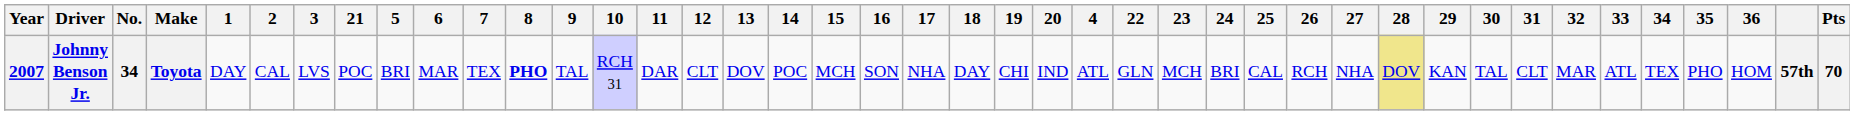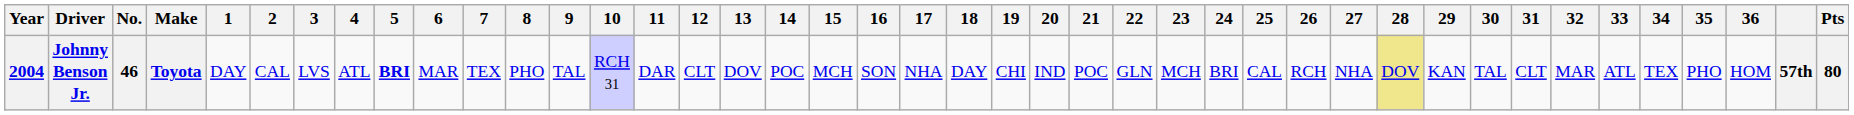columns swapped: (1093, 19) <-> (355, 19)
(26, 71) 2007 -> (26, 71) 2004
(129, 71) 34 -> (129, 71) 46
(395, 71) normal -> (394, 71) bold
(528, 71) bold -> (527, 71) normal
(1834, 71) 70 -> (1833, 71) 80
